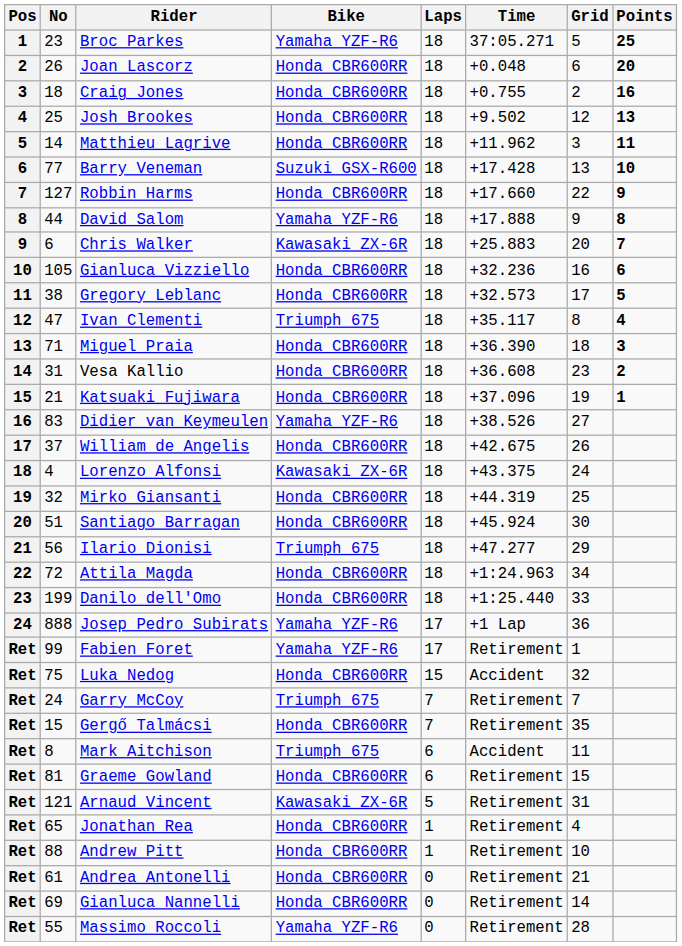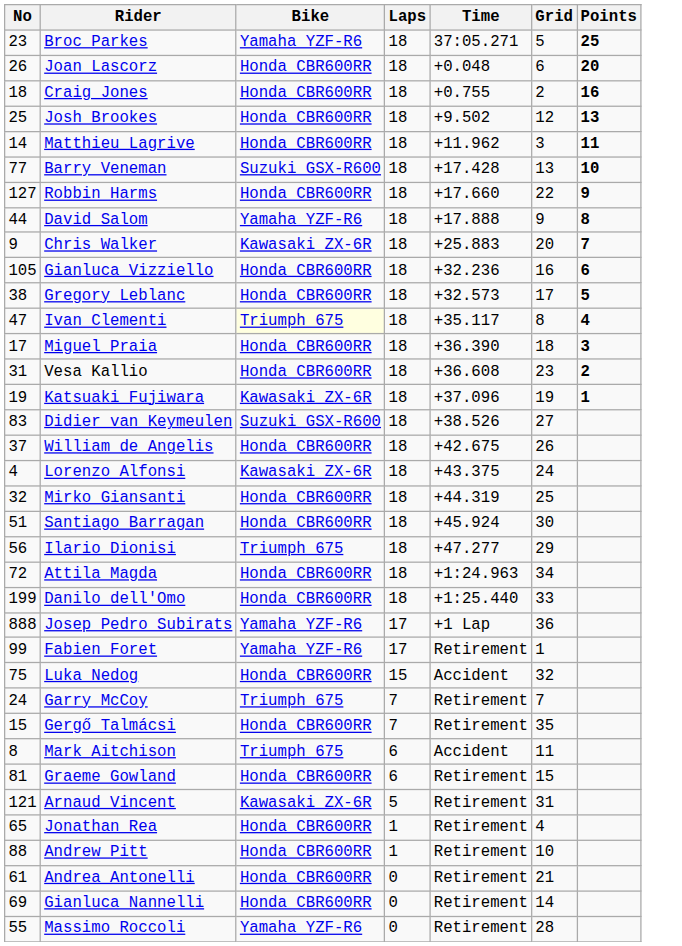- column: (23, 18)
(49, 246) 6 -> (13, 246) 9
(327, 321) no background -> (292, 321) lightyellow background
(54, 347) 71 -> (18, 347) 17
(54, 397) 21 -> (18, 397) 19
(342, 397) Honda CBR600RR -> (306, 397) Kawasaki ZX-6R
(337, 423) Yamaha YZF-R6 -> (310, 423) Suzuki GSX-R600
